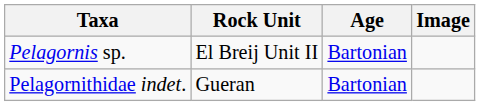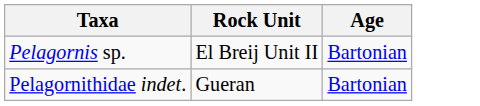- column: (443, 20)
